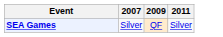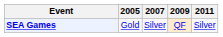+ column: (130, 12)
